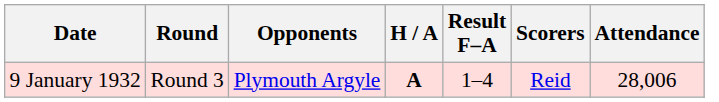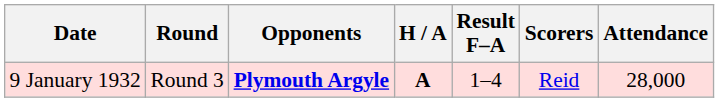(307, 79) normal -> (311, 79) bold
(647, 79) 28,006 -> (656, 79) 28,000
